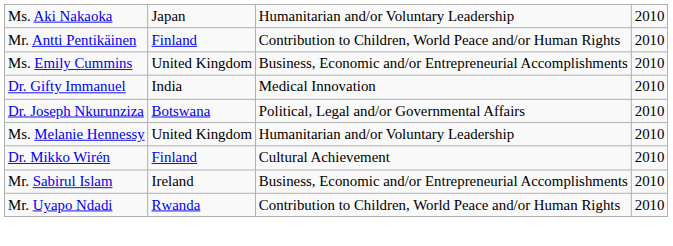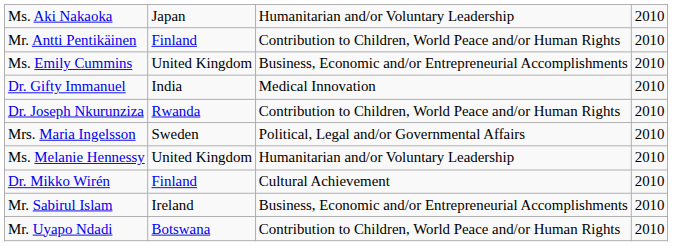(181, 110) Botswana -> (176, 110) Rwanda
(392, 110) Political, Legal and/or Governmental Affairs -> (440, 110) Contribution to Children, World Peace and/or Human Rights
+ row: (72, 134)
(176, 205) Rwanda -> (181, 228) Botswana
